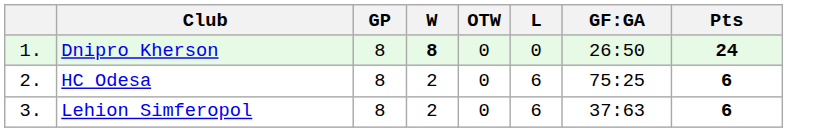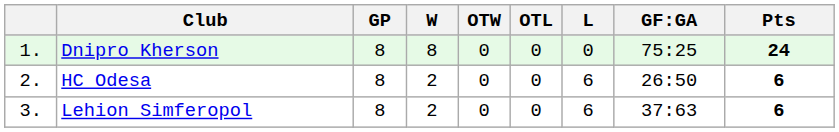+ column: (536, 20)
(432, 50) bold -> (432, 50) normal
(617, 50) 26:50 -> (669, 50) 75:25
(617, 81) 75:25 -> (669, 81) 26:50
